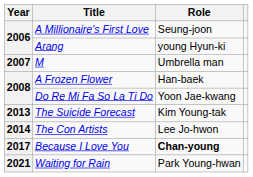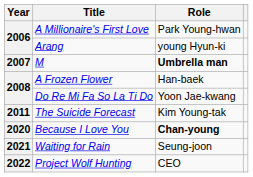(185, 29) Seung-joon -> (199, 29) Park Young-hwan
(191, 63) normal -> (193, 63) bold
(19, 113) 2013 -> (19, 113) 2011
- row: (71, 130)
(19, 146) 2017 -> (19, 130) 2020
(199, 163) Park Young-hwan -> (185, 146) Seung-joon
+ row: (83, 163)
